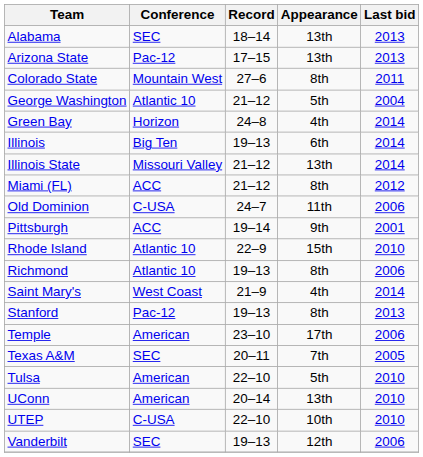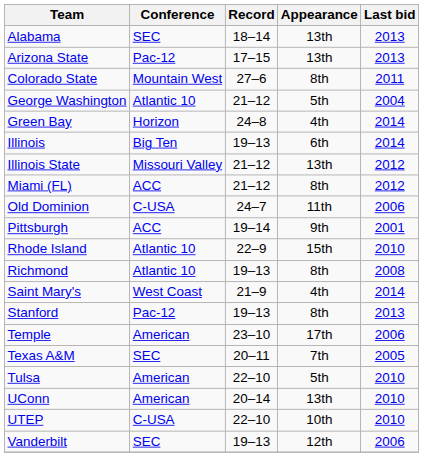(390, 164) 2014 -> (390, 164) 2012
(390, 270) 2006 -> (390, 270) 2008
